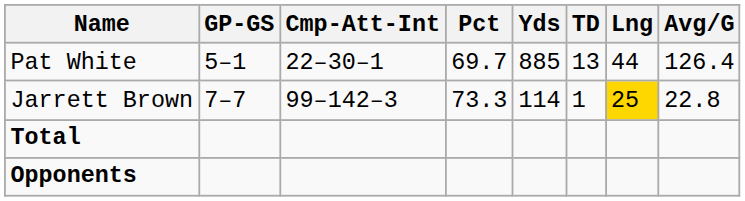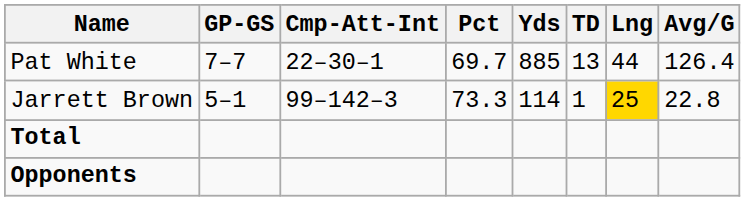(225, 62) 5–1 -> (225, 62) 7–7
(225, 100) 7–7 -> (225, 100) 5–1
